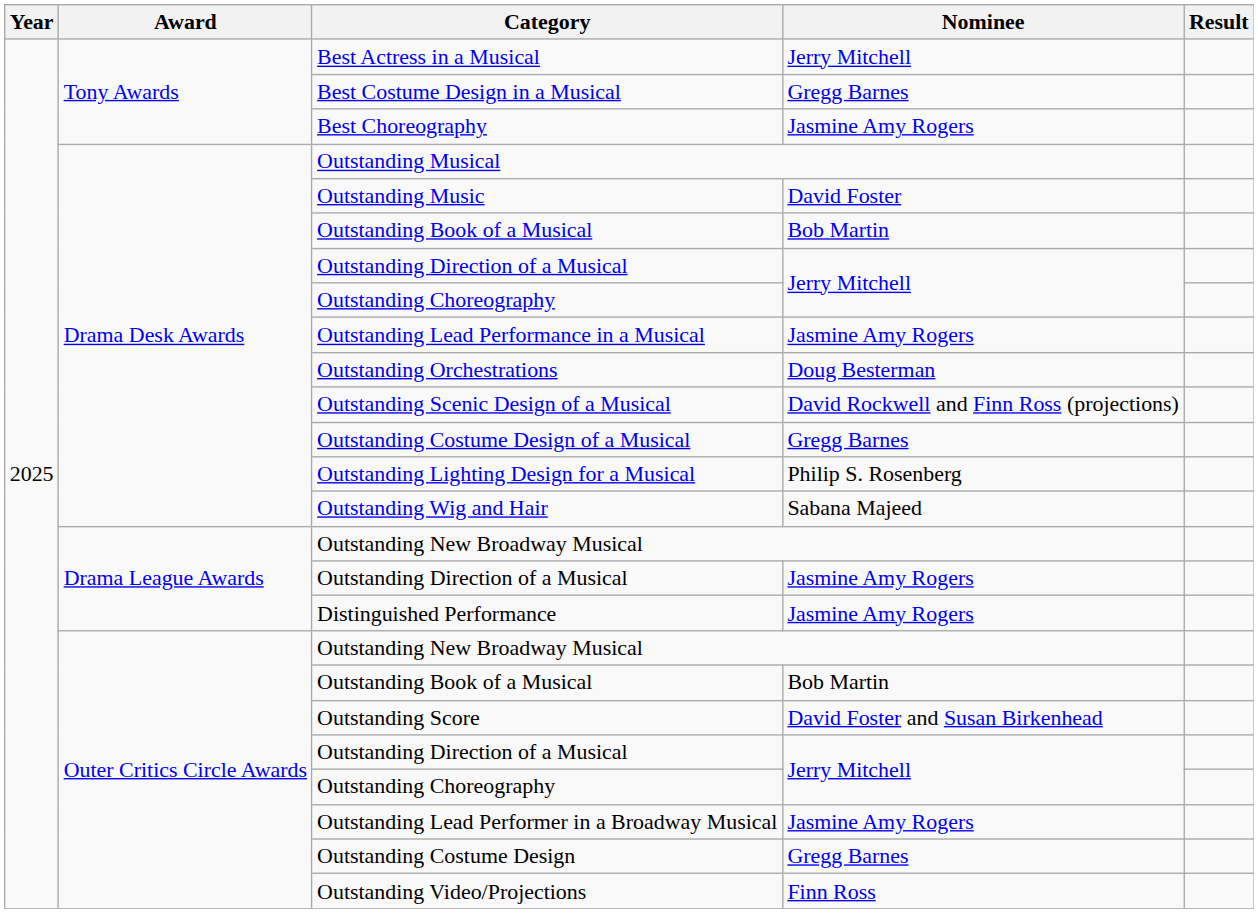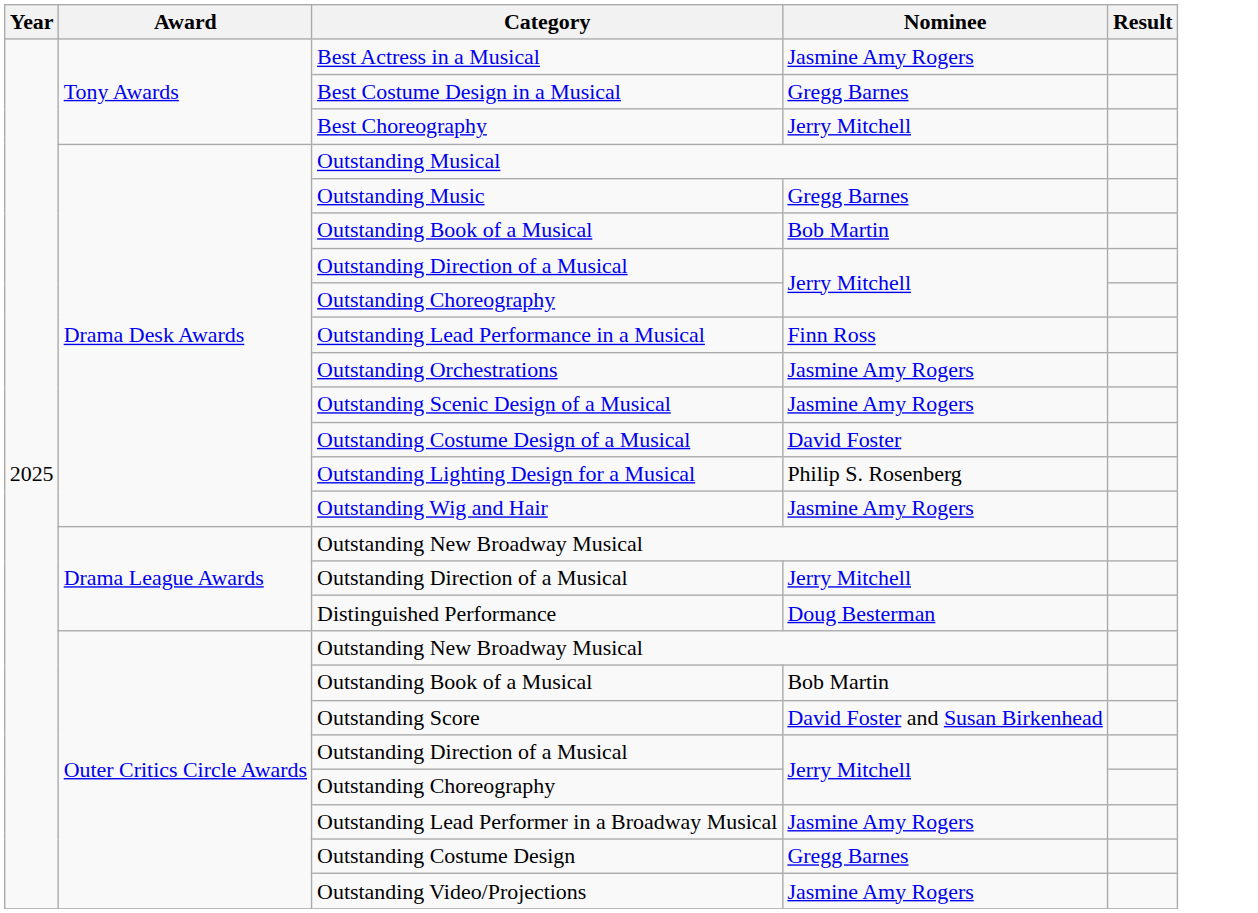(849, 56) Jerry Mitchell -> (881, 56) Jasmine Amy Rogers
(881, 126) Jasmine Amy Rogers -> (849, 126) Jerry Mitchell
(844, 195) David Foster -> (848, 195) Gregg Barnes
(881, 334) Jasmine Amy Rogers -> (832, 334) Finn Ross
(861, 369) Doug Besterman -> (881, 369) Jasmine Amy Rogers
(983, 404) David Rockwell and Finn Ross (projections) -> (881, 404) Jasmine Amy Rogers
(848, 439) Gregg Barnes -> (844, 439) David Foster
(855, 508) Sabana Majeed -> (881, 508) Jasmine Amy Rogers
(881, 578) Jasmine Amy Rogers -> (849, 578) Jerry Mitchell
(881, 612) Jasmine Amy Rogers -> (861, 612) Doug Besterman
(832, 890) Finn Ross -> (881, 890) Jasmine Amy Rogers
